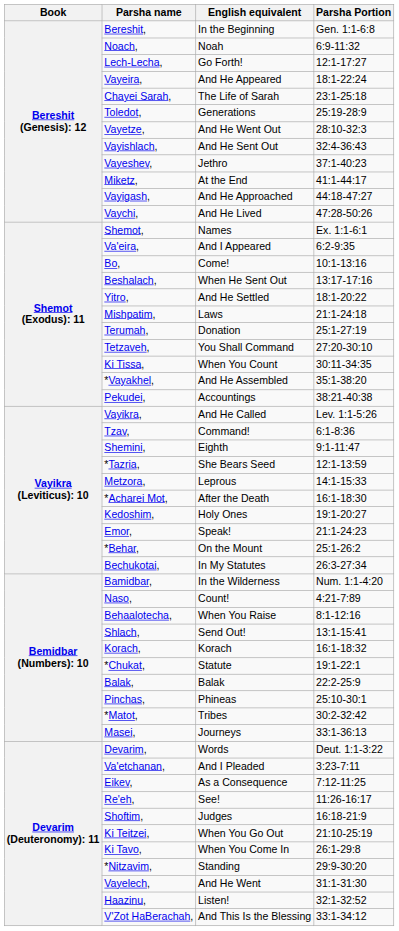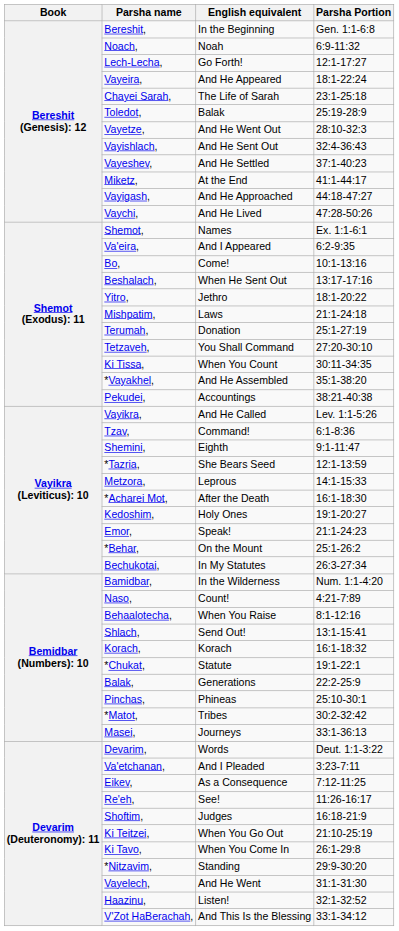(227, 113) Generations -> (211, 113) Balak
(213, 163) Jethro -> (234, 163) And He Settled
(234, 297) And He Settled -> (213, 297) Jethro
(211, 682) Balak -> (227, 682) Generations
